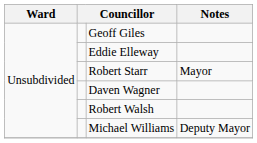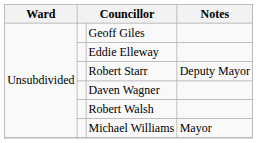(196, 71) Mayor -> (215, 71) Deputy Mayor
(215, 128) Deputy Mayor -> (196, 128) Mayor
